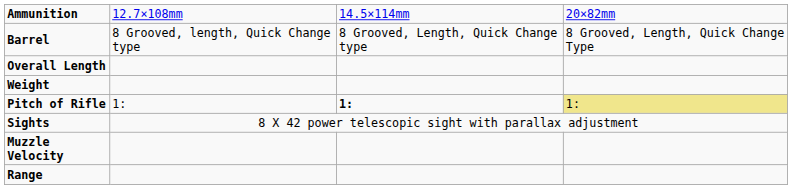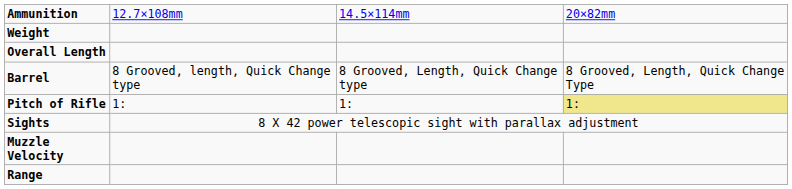rows swapped: (28, 85) <-> (28, 40)
(346, 104) bold -> (346, 104) normal
